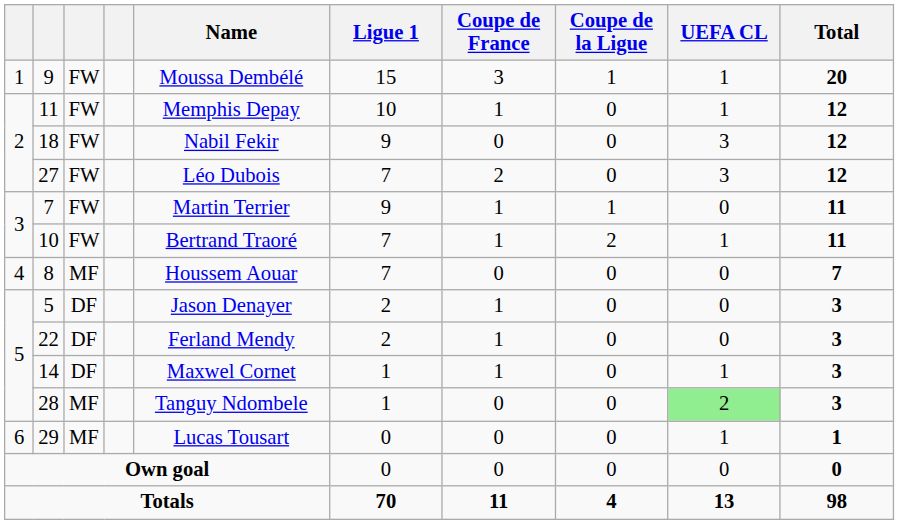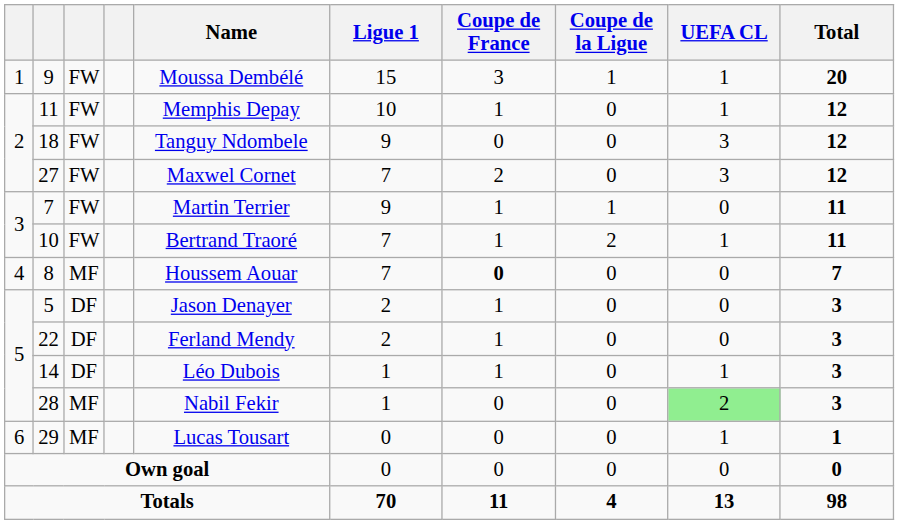(231, 142) Nabil Fekir -> (231, 142) Tanguy Ndombele
(231, 175) Léo Dubois -> (231, 175) Maxwel Cornet
(499, 273) normal -> (499, 273) bold
(231, 371) Maxwel Cornet -> (231, 371) Léo Dubois
(231, 404) Tanguy Ndombele -> (231, 404) Nabil Fekir
